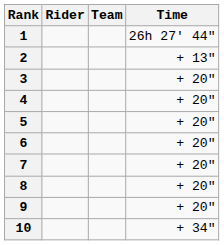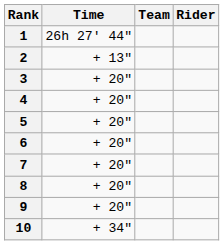columns swapped: (65, 15) <-> (172, 15)
